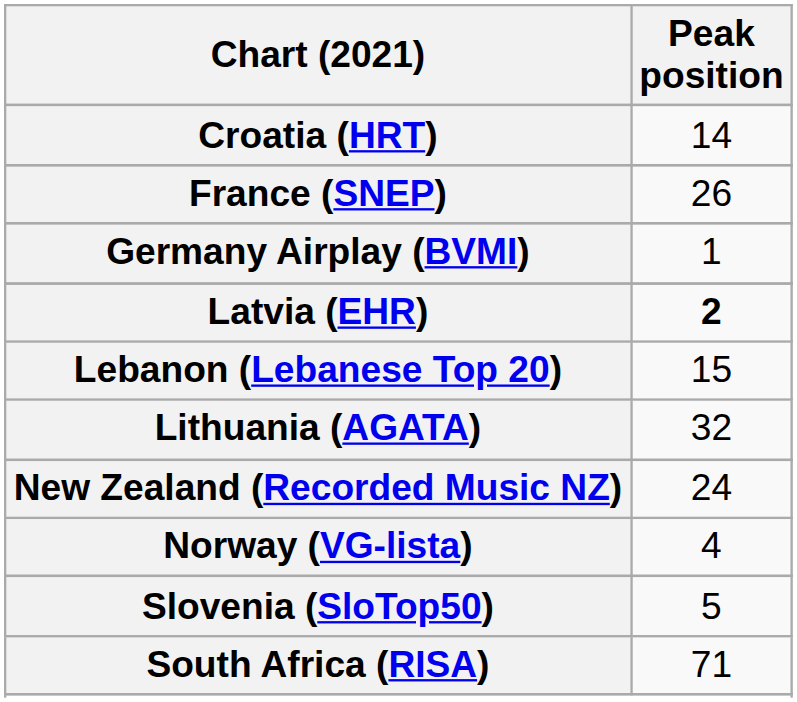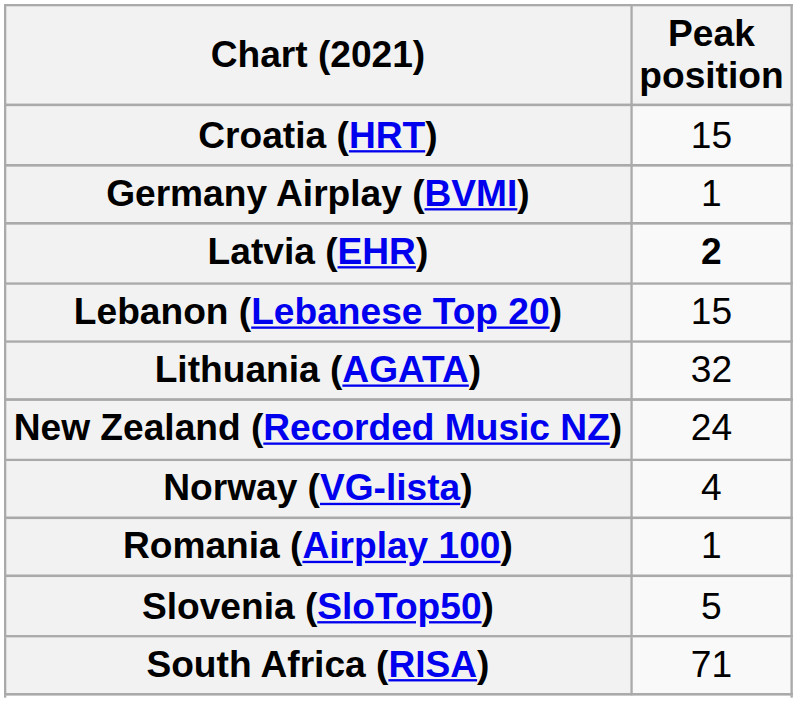(711, 134) 14 -> (711, 134) 15
- row: (318, 193)
+ row: (318, 546)
